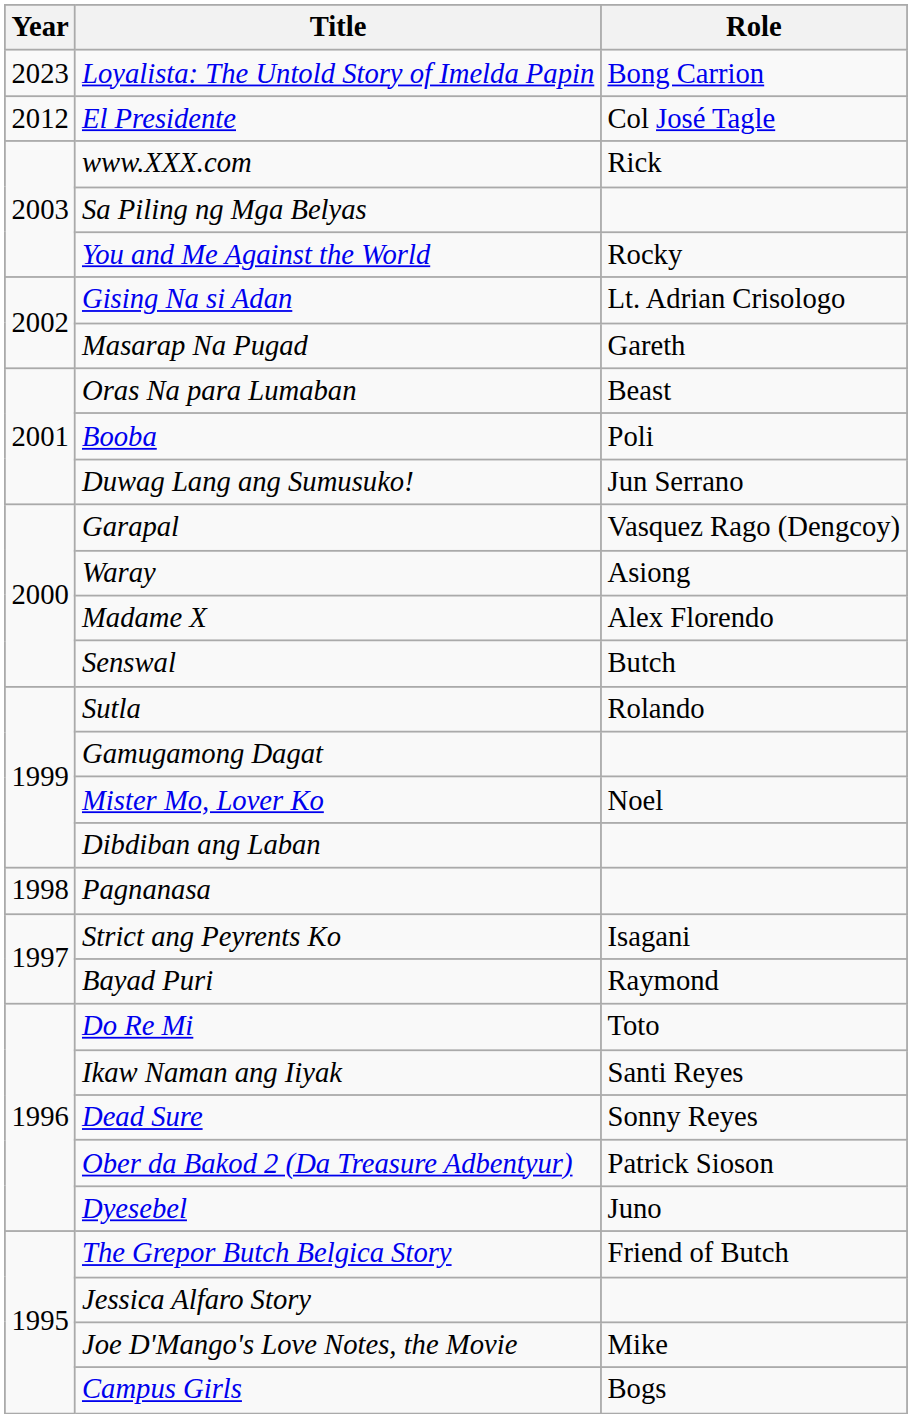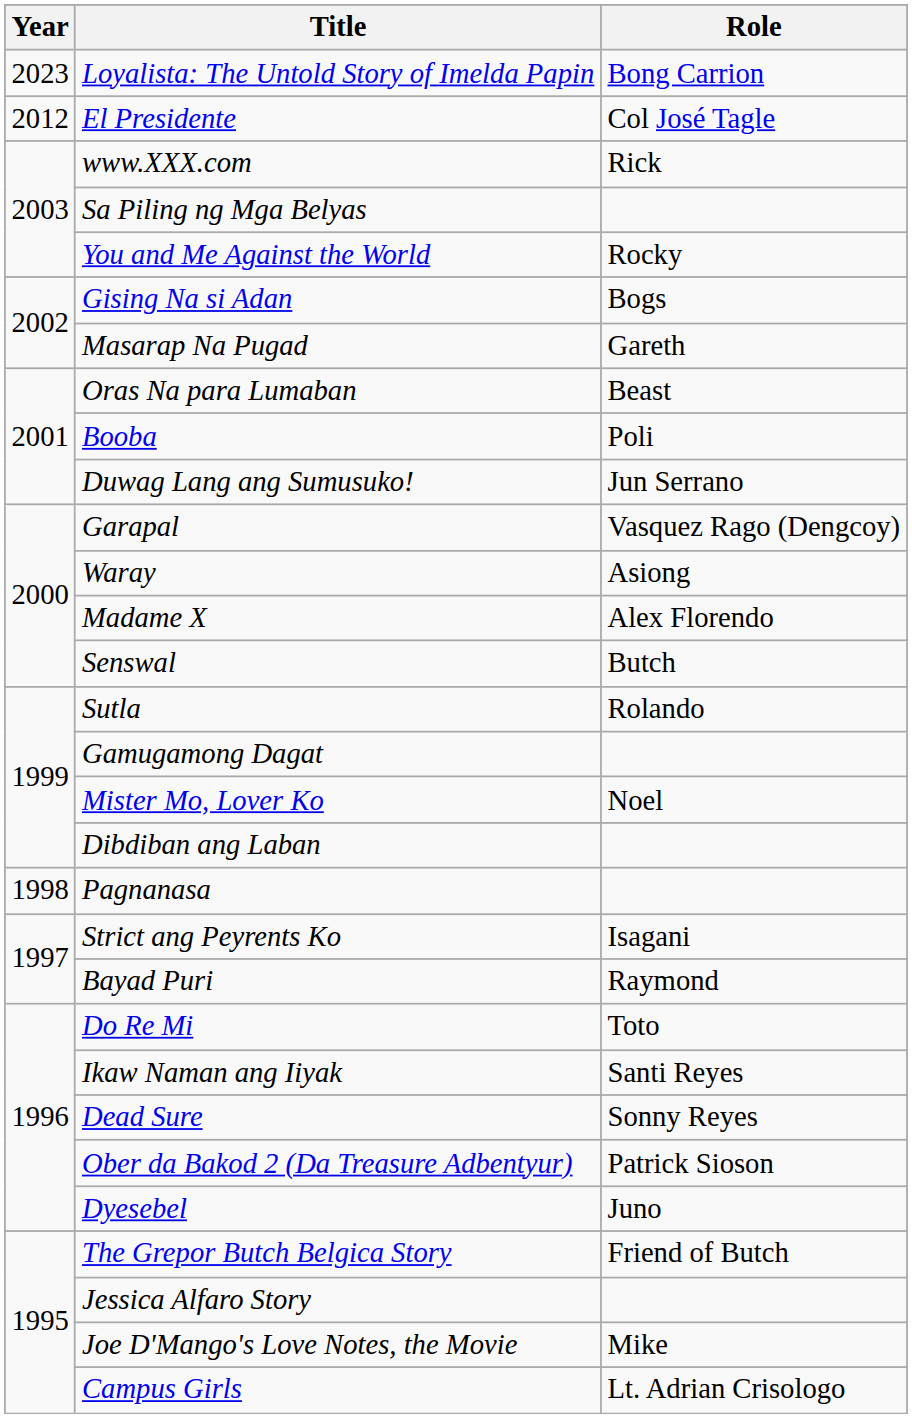(726, 299) Lt. Adrian Crisologo -> (637, 299) Bogs
(637, 1389) Bogs -> (726, 1389) Lt. Adrian Crisologo
